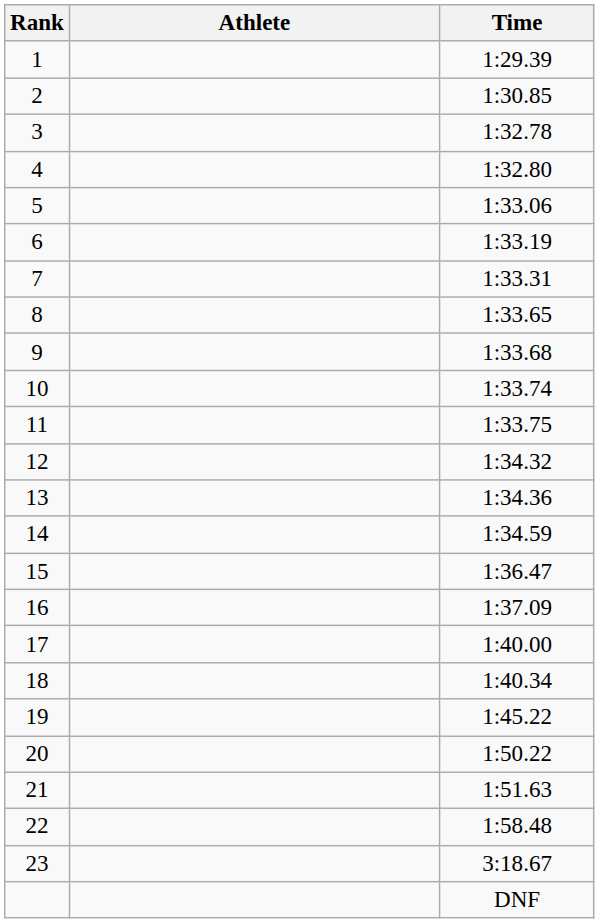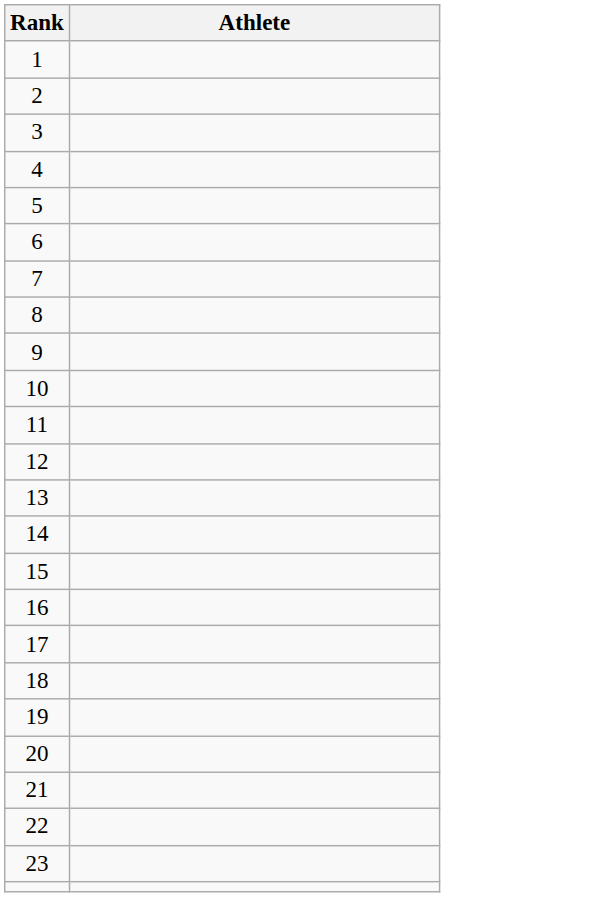- column: (517, 22)
